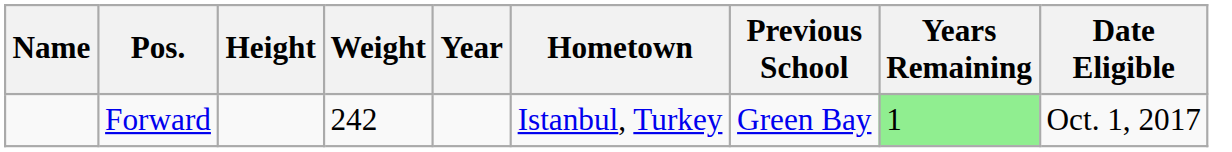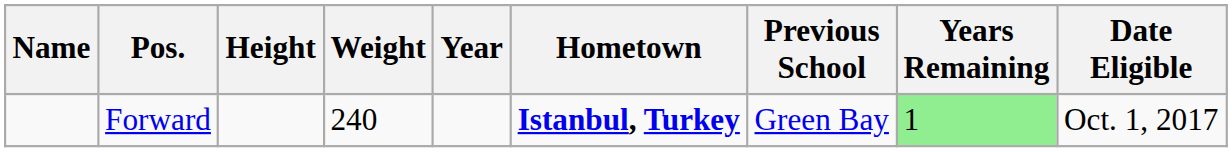(354, 119) 242 -> (354, 119) 240
(620, 119) normal -> (629, 119) bold
